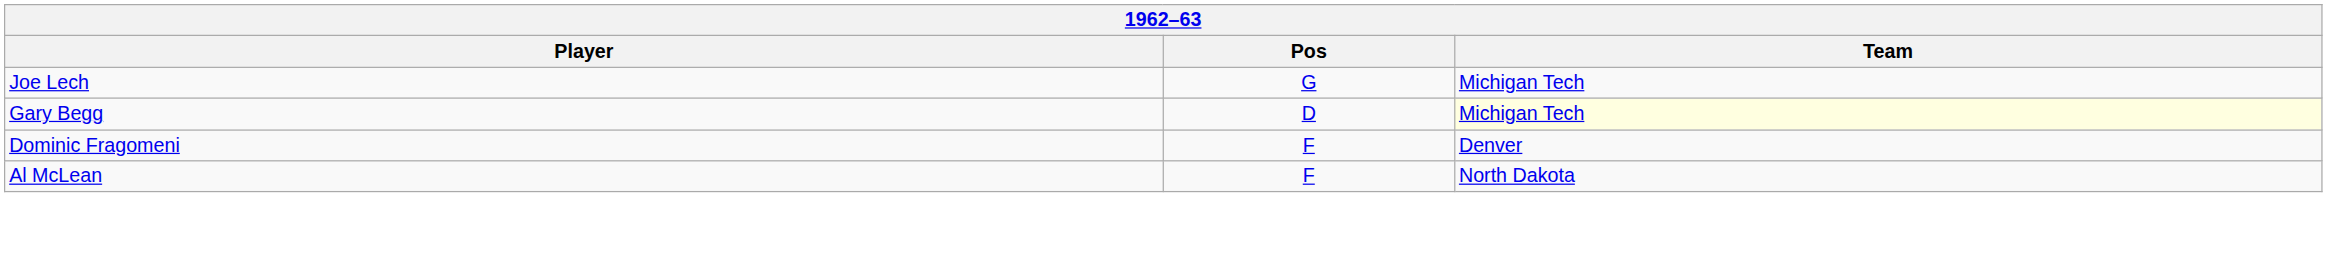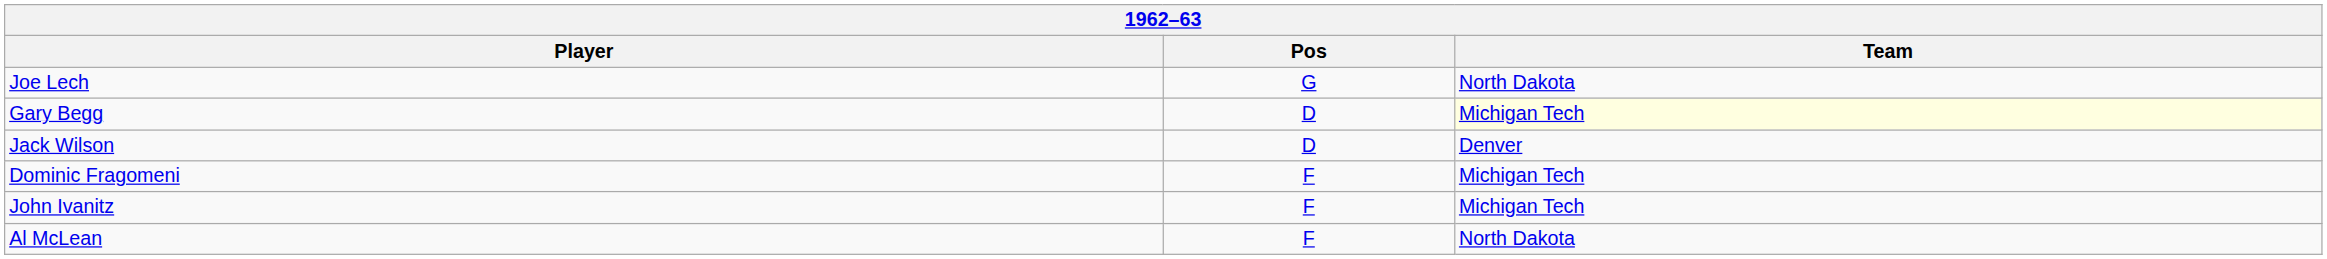(1522, 82) Michigan Tech -> (1517, 82) North Dakota
+ row: (62, 144)
(1491, 144) Denver -> (1522, 176) Michigan Tech
+ row: (62, 207)
